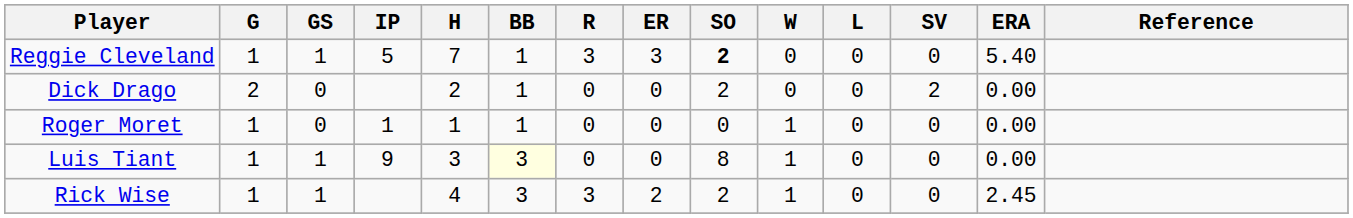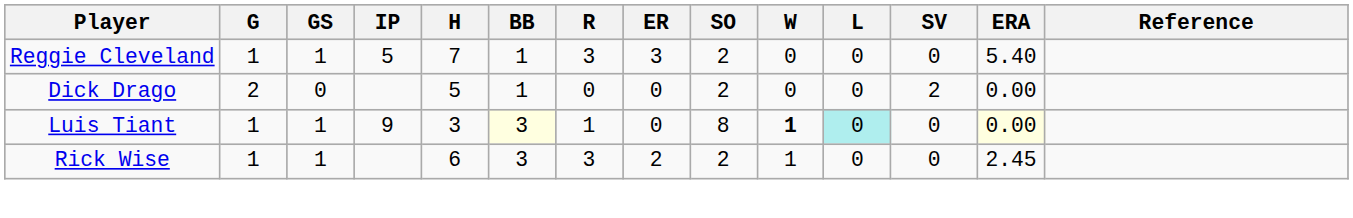(723, 57) bold -> (723, 57) normal
(455, 92) 2 -> (455, 92) 5
- row: (112, 126)
(589, 161) 0 -> (589, 126) 1
(790, 161) normal -> (790, 126) bold
(857, 161) no background -> (857, 126) paleturquoise background
(1011, 161) no background -> (1011, 126) lightyellow background
(455, 196) 4 -> (455, 161) 6
